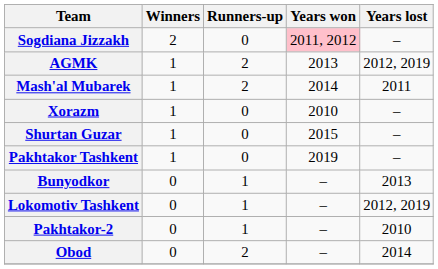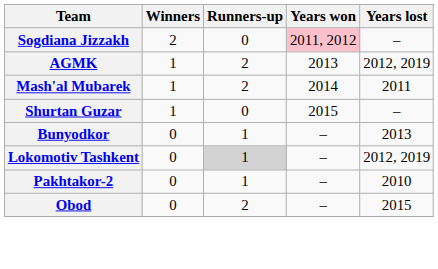- row: (73, 110)
- row: (73, 157)
(245, 205) no background -> (245, 157) lightgrey background
(397, 252) 2014 -> (397, 205) 2015
